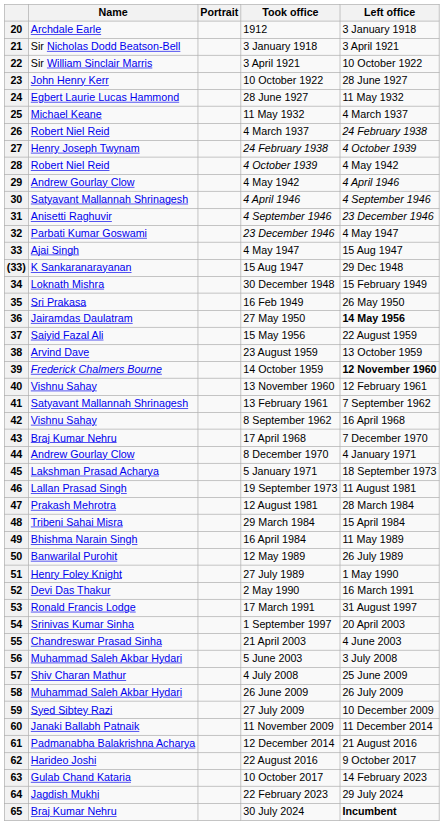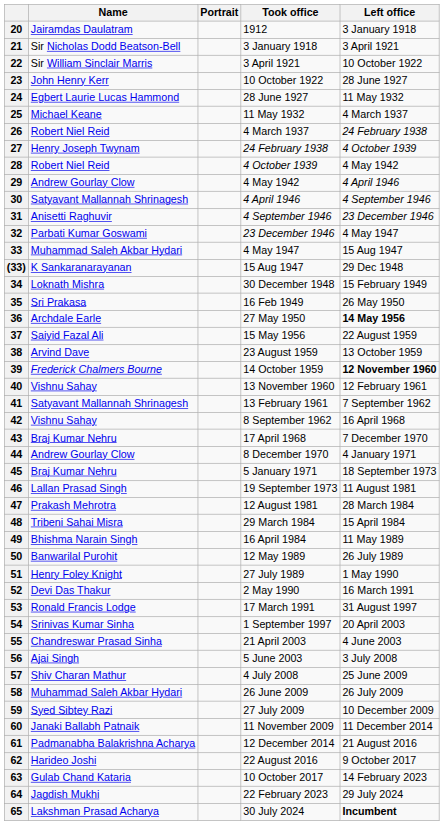(66, 30) Archdale Earle -> (82, 30) Jairamdas Daulatram
(55, 251) Ajai Singh -> (106, 251) Muhammad Saleh Akbar Hydari
(82, 319) Jairamdas Daulatram -> (66, 319) Archdale Earle
(95, 472) Lakshman Prasad Acharya -> (74, 472) Braj Kumar Nehru
(106, 659) Muhammad Saleh Akbar Hydari -> (55, 659) Ajai Singh
(74, 812) Braj Kumar Nehru -> (95, 812) Lakshman Prasad Acharya
